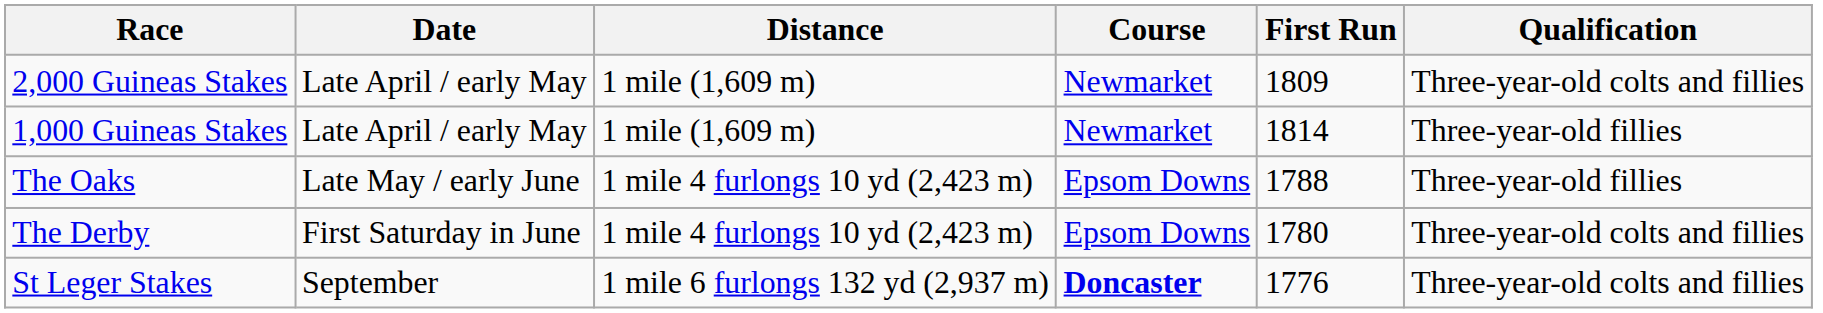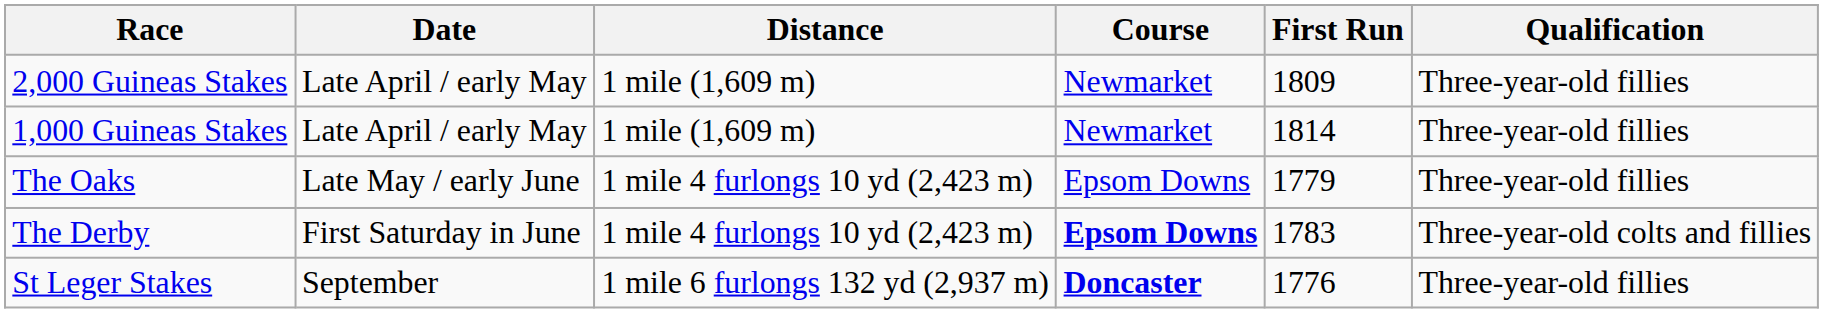(1608, 80) Three-year-old colts and fillies -> (1554, 80) Three-year-old fillies
(1297, 181) 1788 -> (1304, 181) 1779
(1157, 231) normal -> (1160, 231) bold
(1297, 231) 1780 -> (1304, 231) 1783
(1608, 282) Three-year-old colts and fillies -> (1554, 282) Three-year-old fillies
